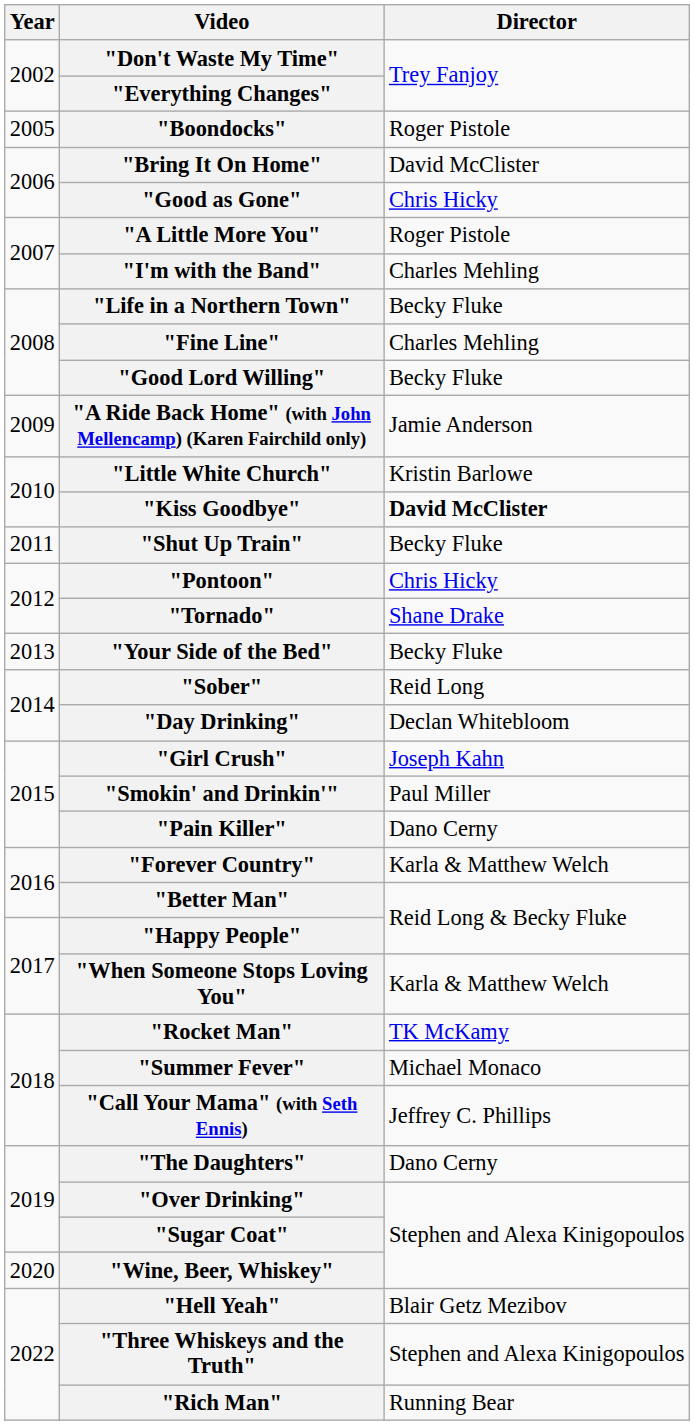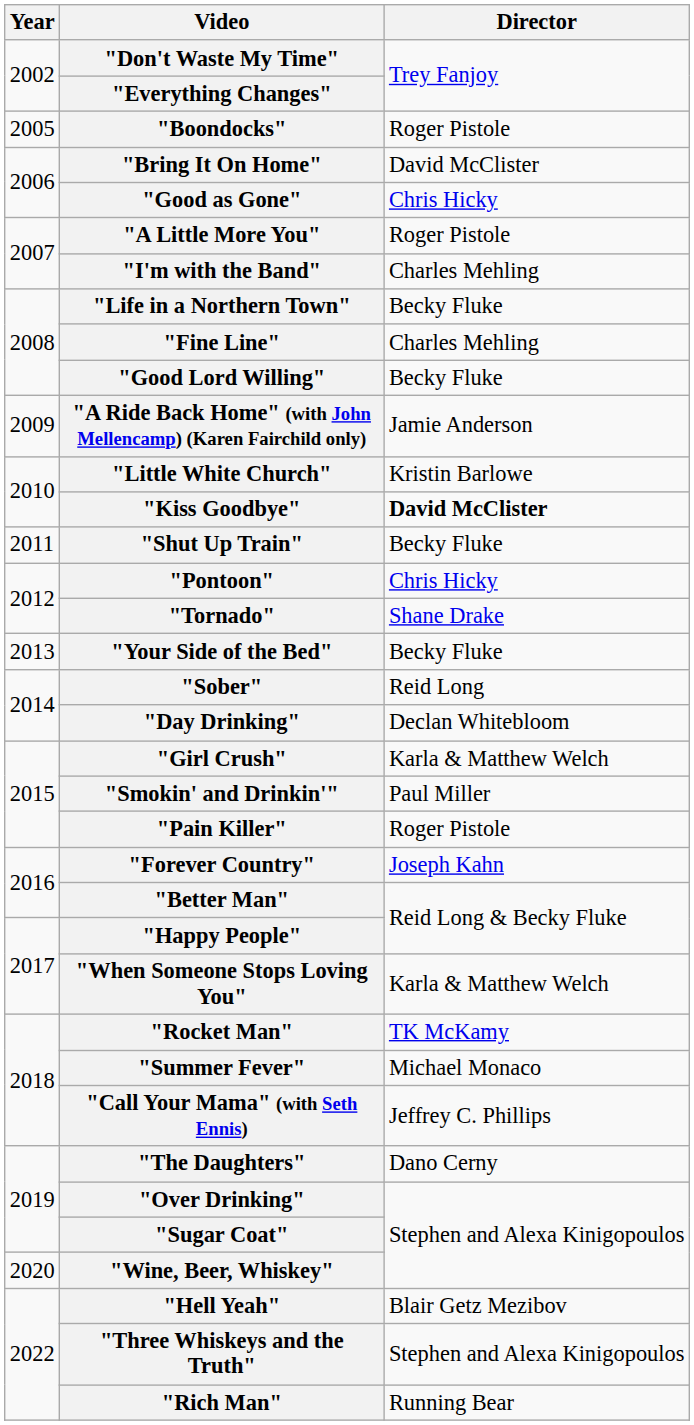(446, 757) Joseph Kahn -> (499, 757) Karla & Matthew Welch
(443, 829) Dano Cerny -> (450, 829) Roger Pistole
(499, 864) Karla & Matthew Welch -> (446, 864) Joseph Kahn
